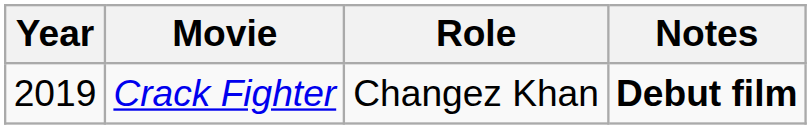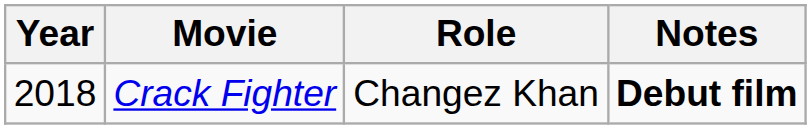(55, 92) 2019 -> (55, 92) 2018
